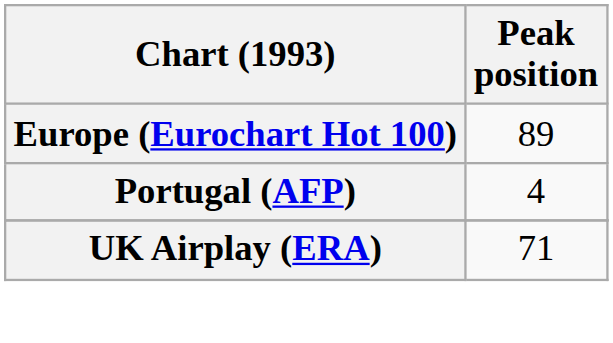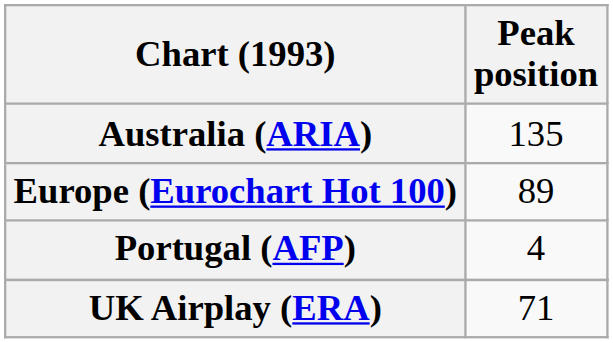+ row: (235, 132)
